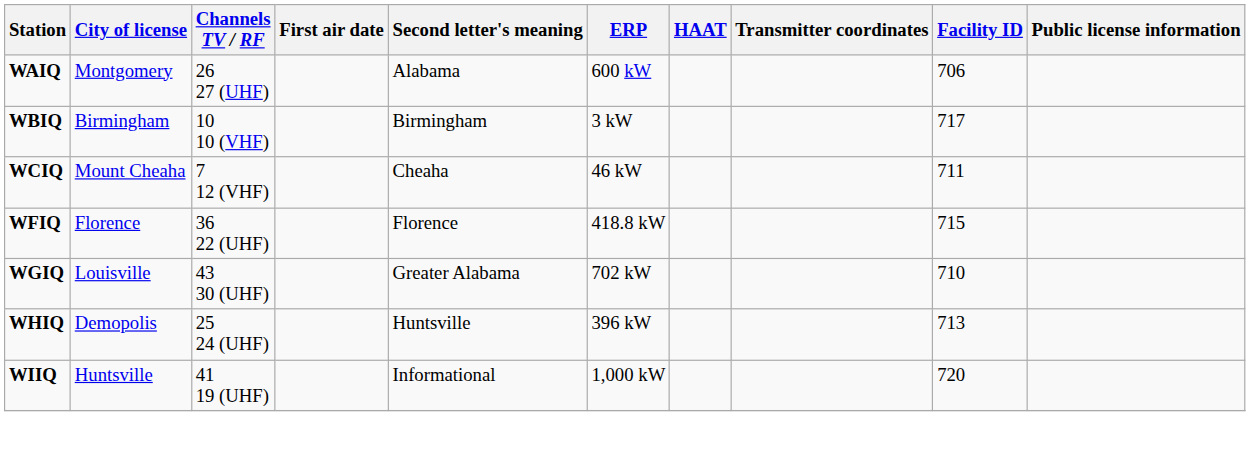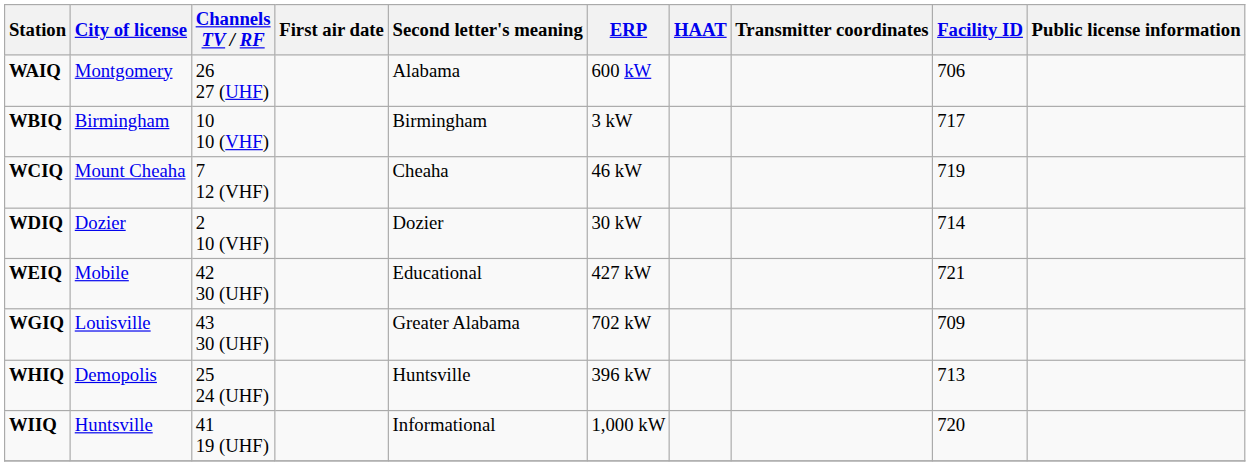(951, 171) 711 -> (951, 171) 719
+ row: (36, 222)
+ row: (35, 273)
- row: (35, 222)
(951, 273) 710 -> (951, 323) 709
